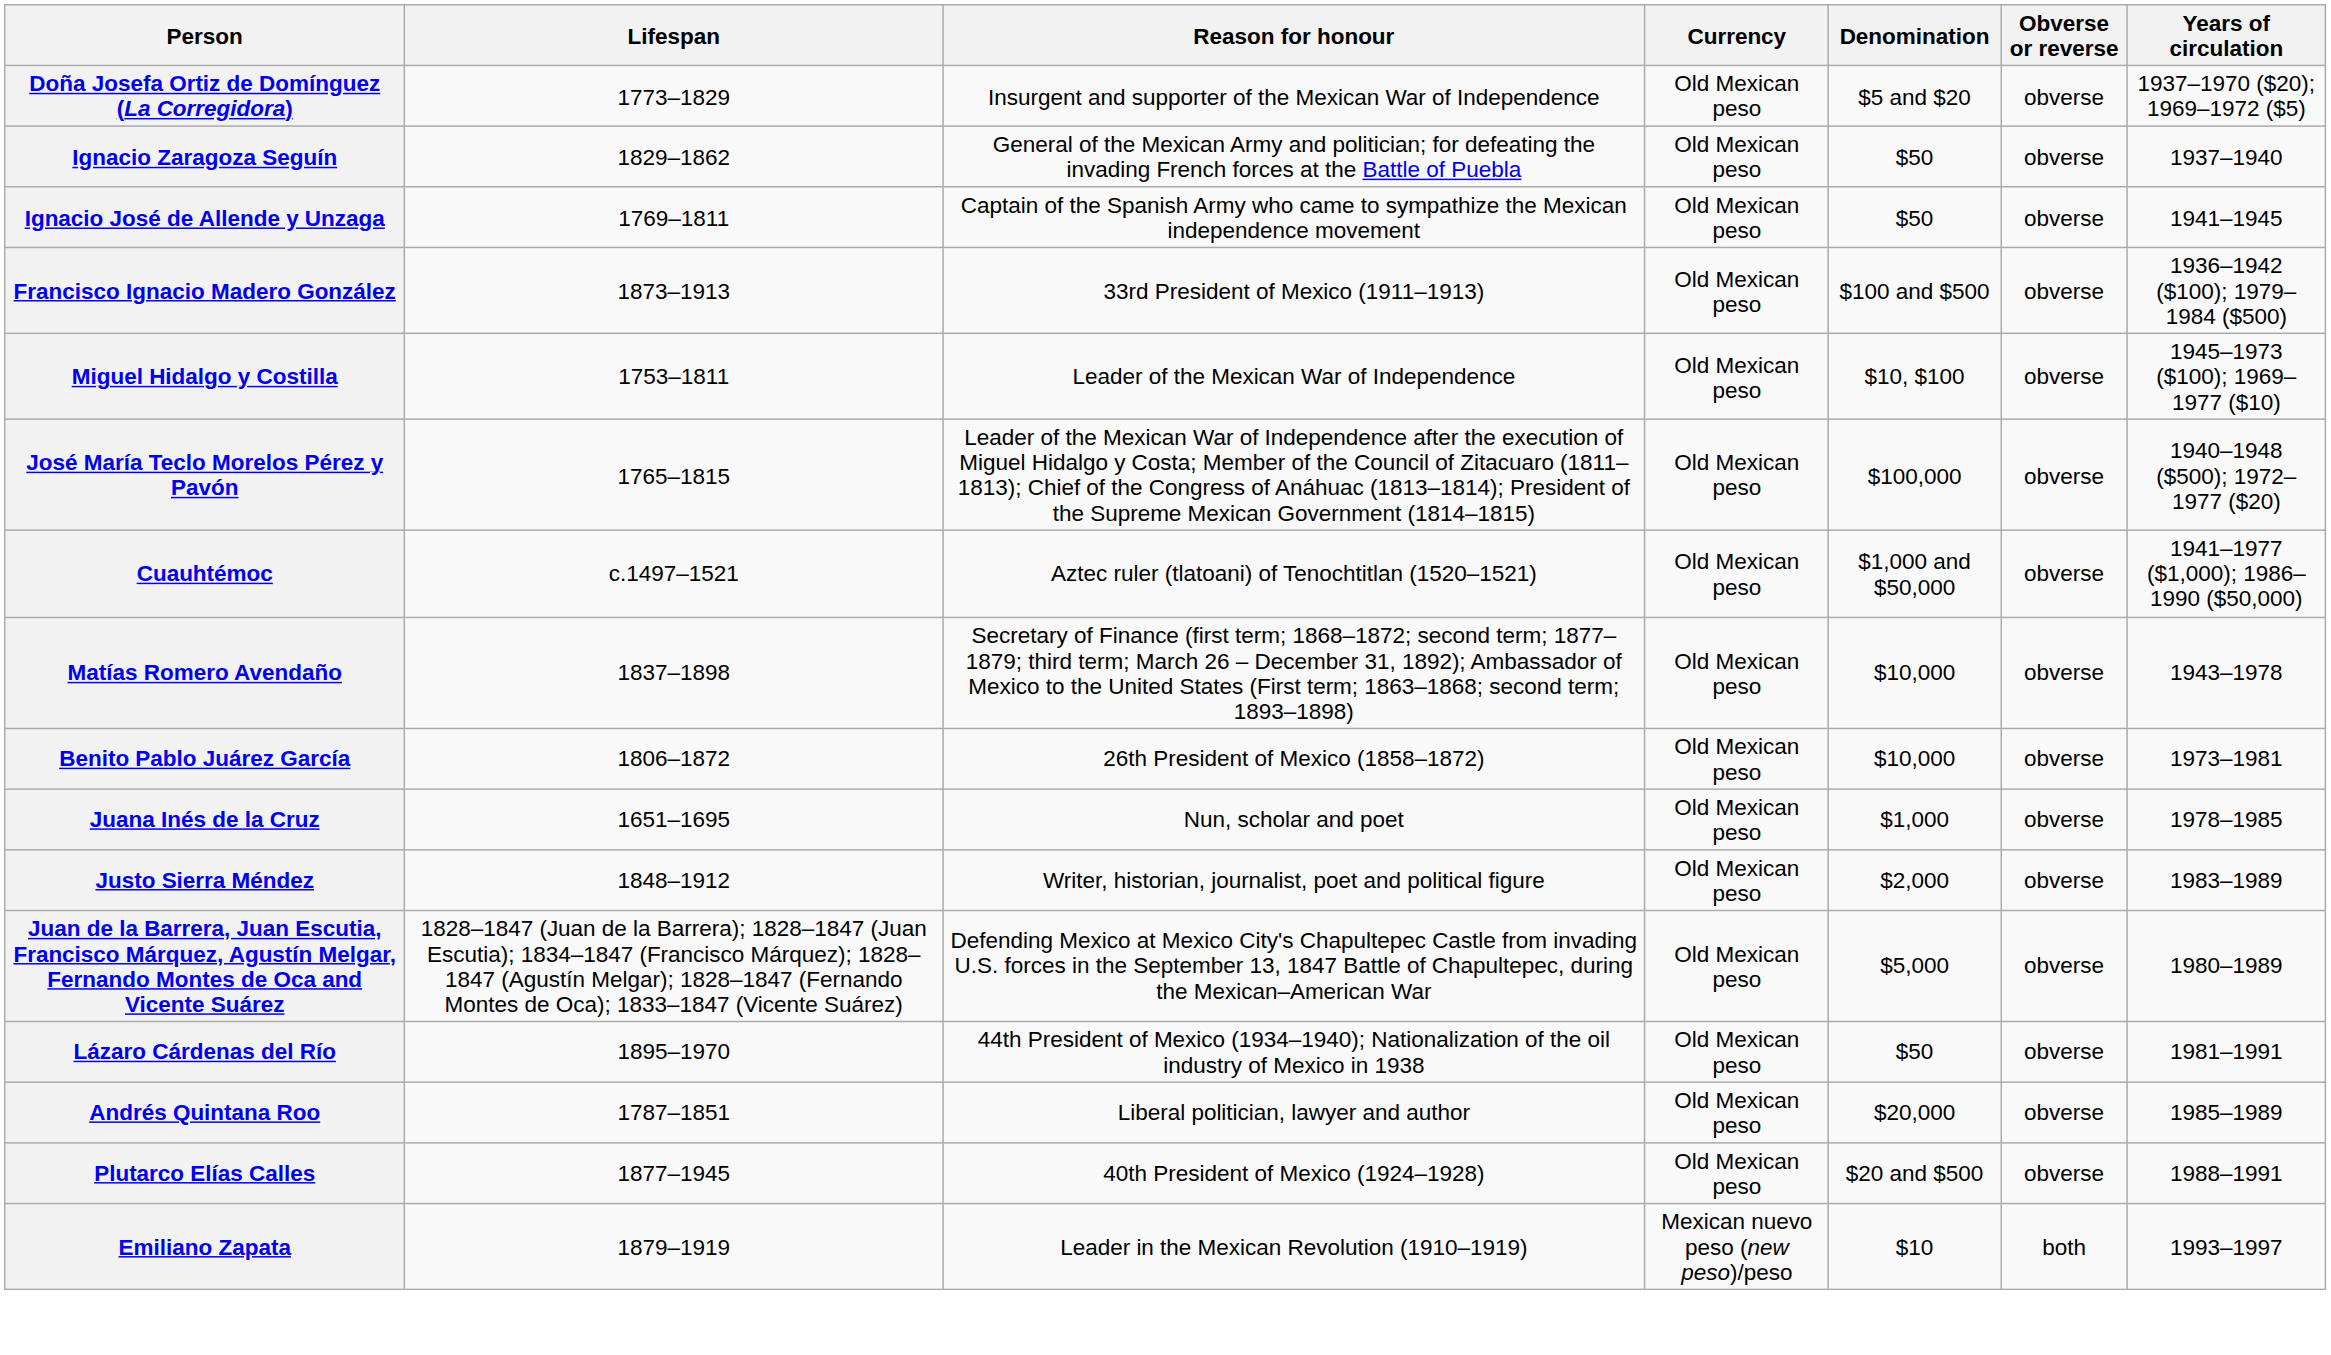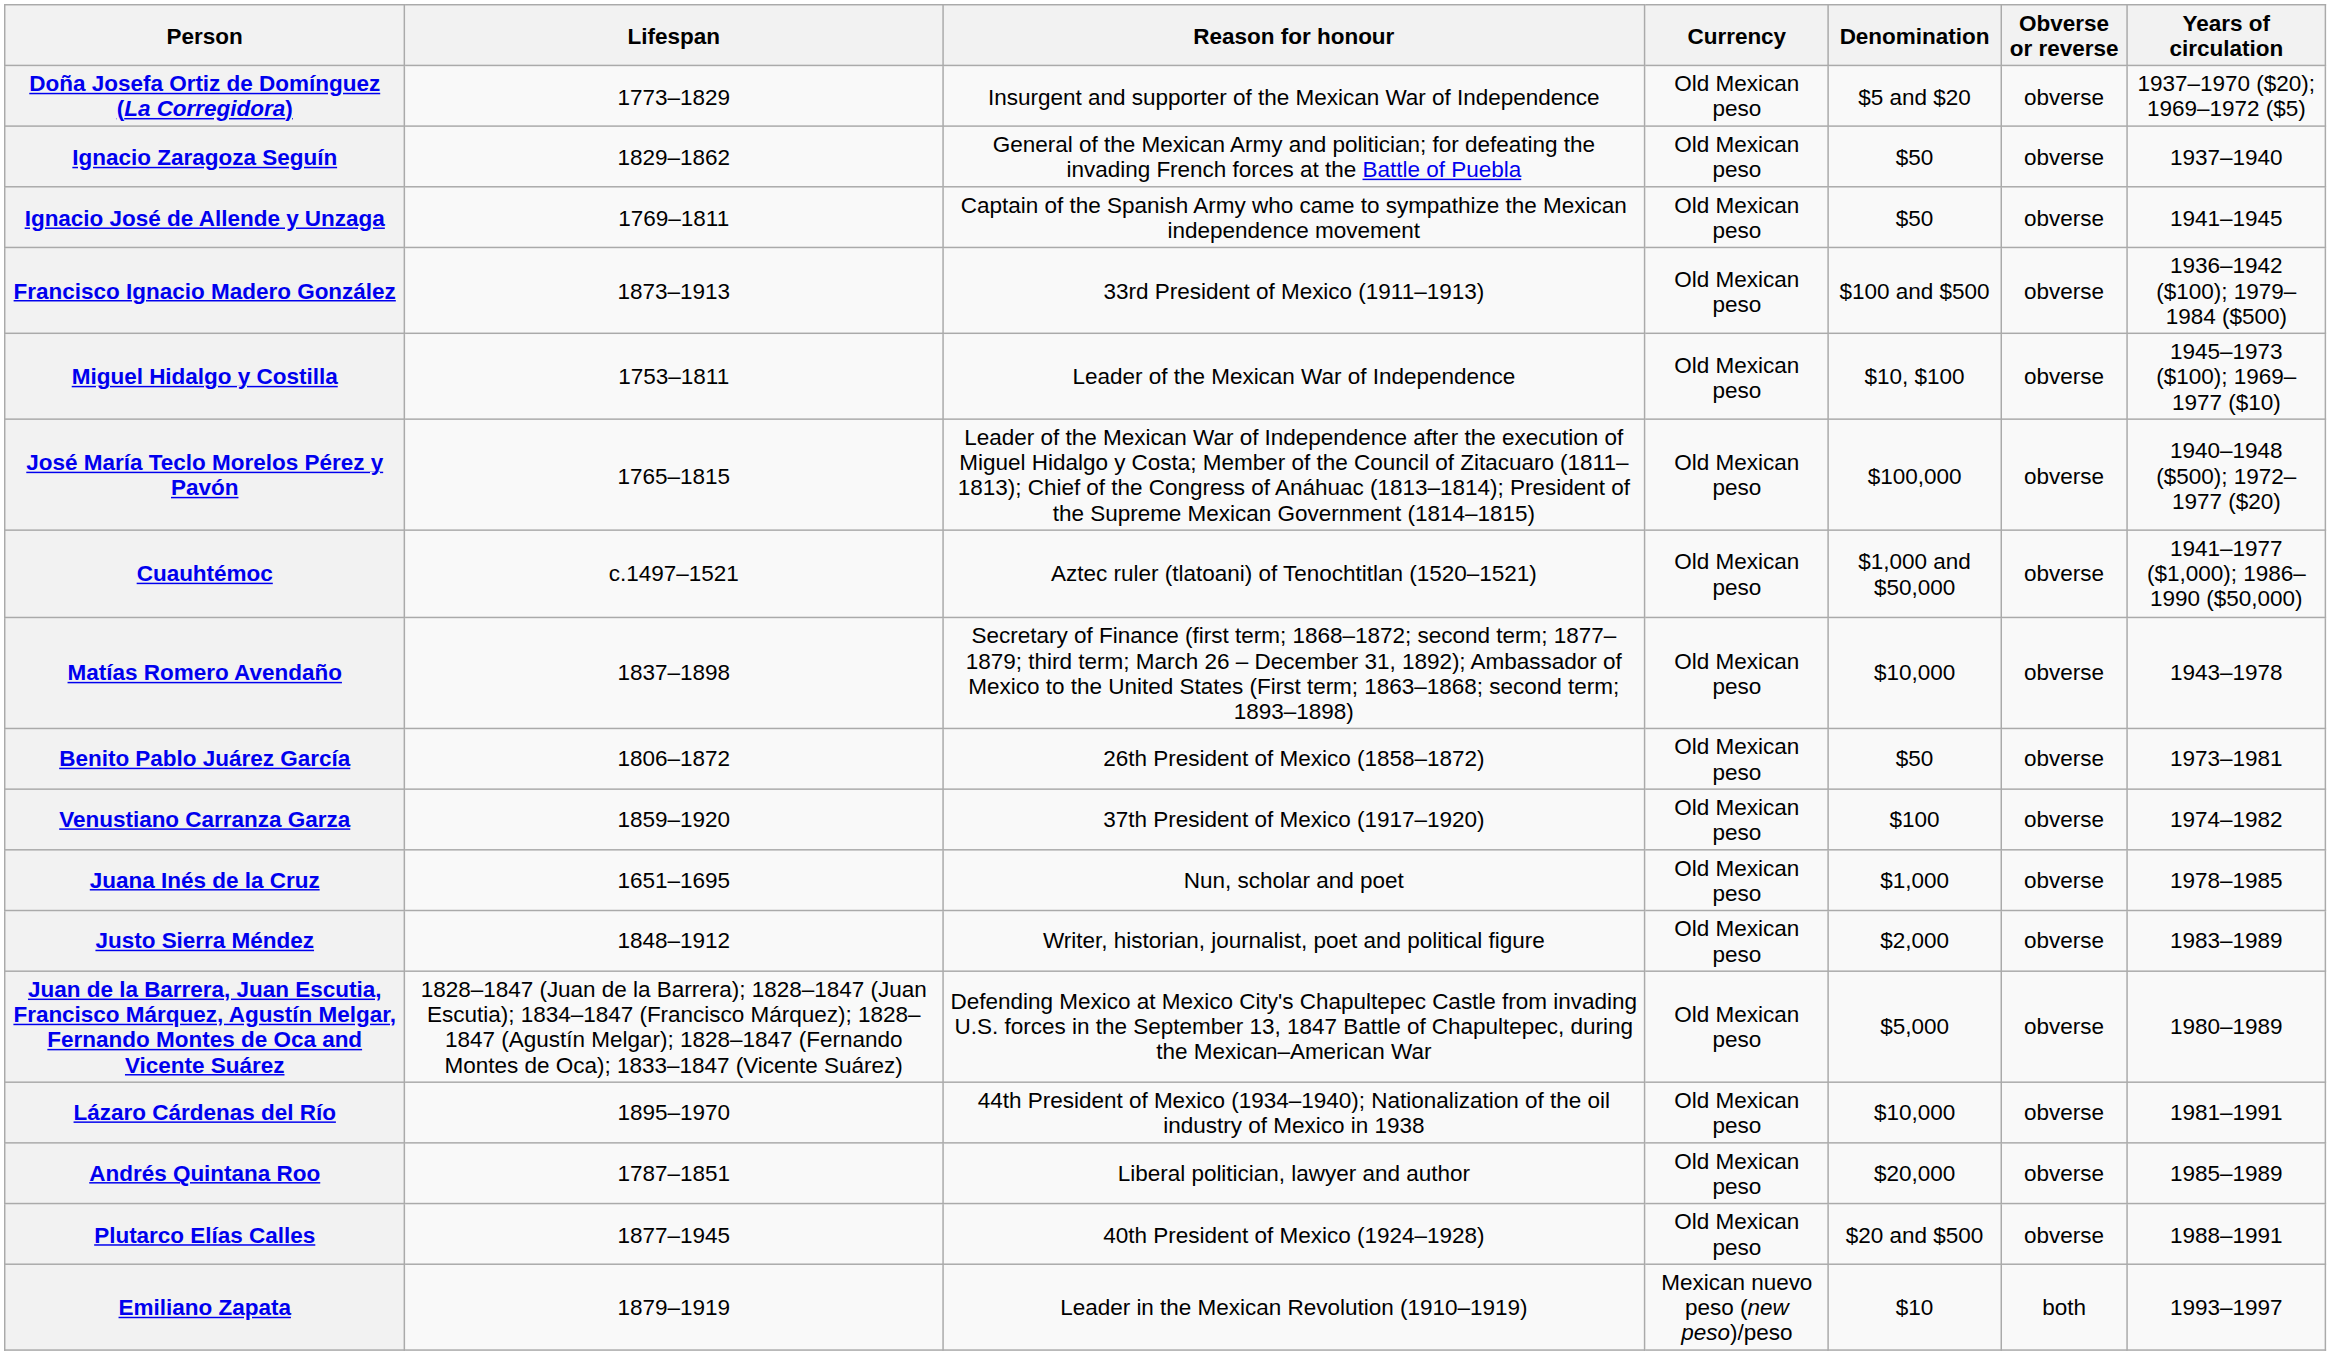(1915, 758) $10,000 -> (1915, 758) $50
+ row: (205, 819)
(1915, 1052) $50 -> (1915, 1113) $10,000
